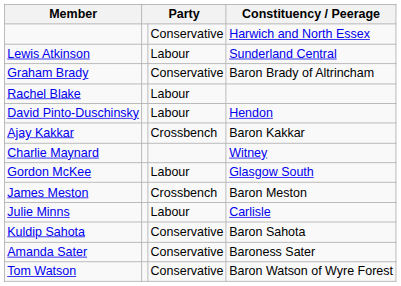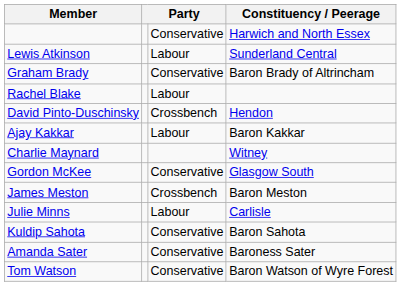(170, 113) Labour -> (184, 113) Crossbench
(184, 133) Crossbench -> (170, 133) Labour
(170, 172) Labour -> (187, 172) Conservative
